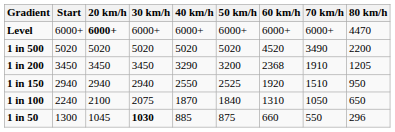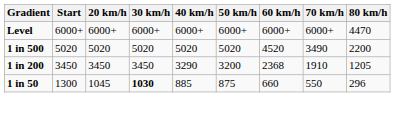(102, 30) bold -> (102, 30) normal
- row: (25, 83)
- row: (25, 100)
